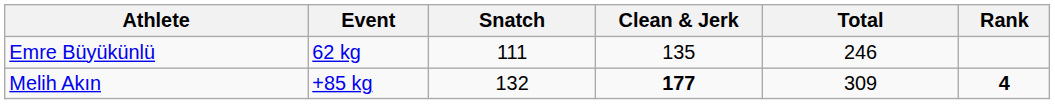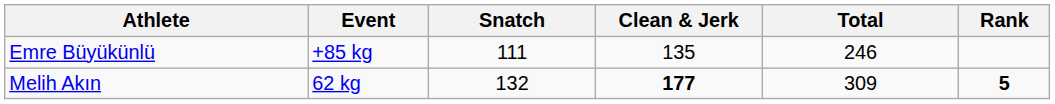(337, 52) 62 kg -> (342, 52) +85 kg
(342, 84) +85 kg -> (337, 84) 62 kg
(1004, 84) 4 -> (1004, 84) 5
